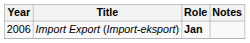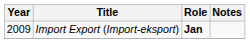(19, 30) 2006 -> (19, 30) 2009
